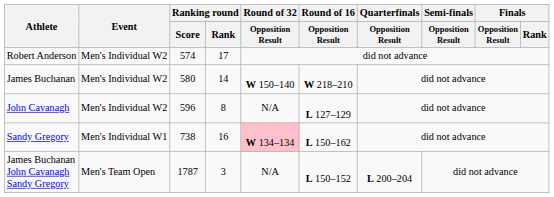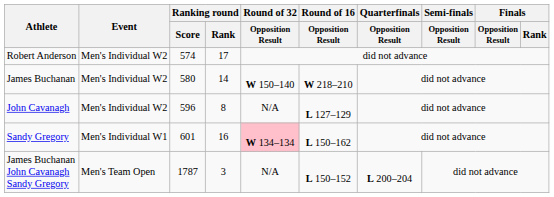(188, 137) 738 -> (188, 137) 601
